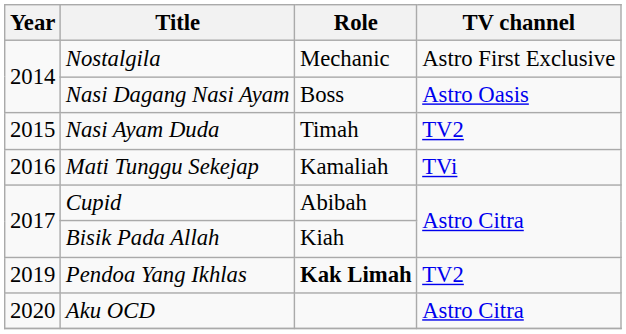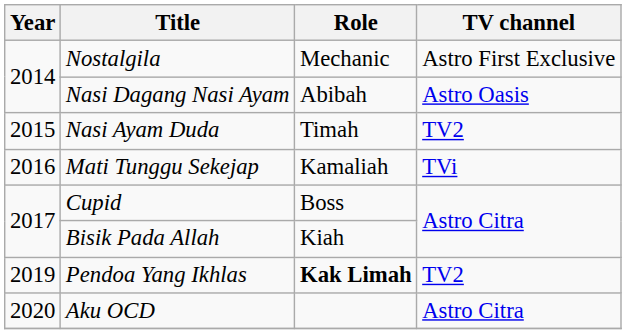(322, 94) Boss -> (333, 94) Abibah
(333, 202) Abibah -> (322, 202) Boss
